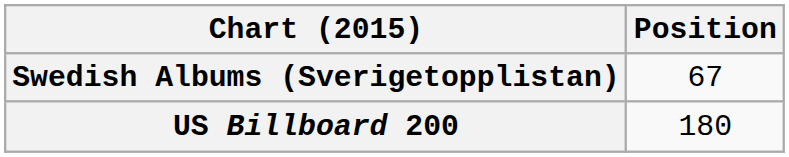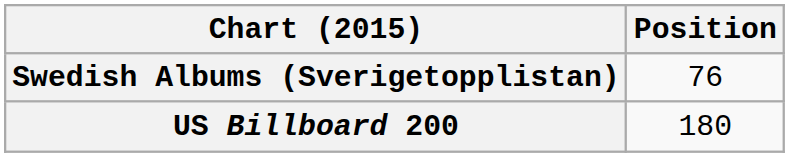(705, 78) 67 -> (705, 78) 76
